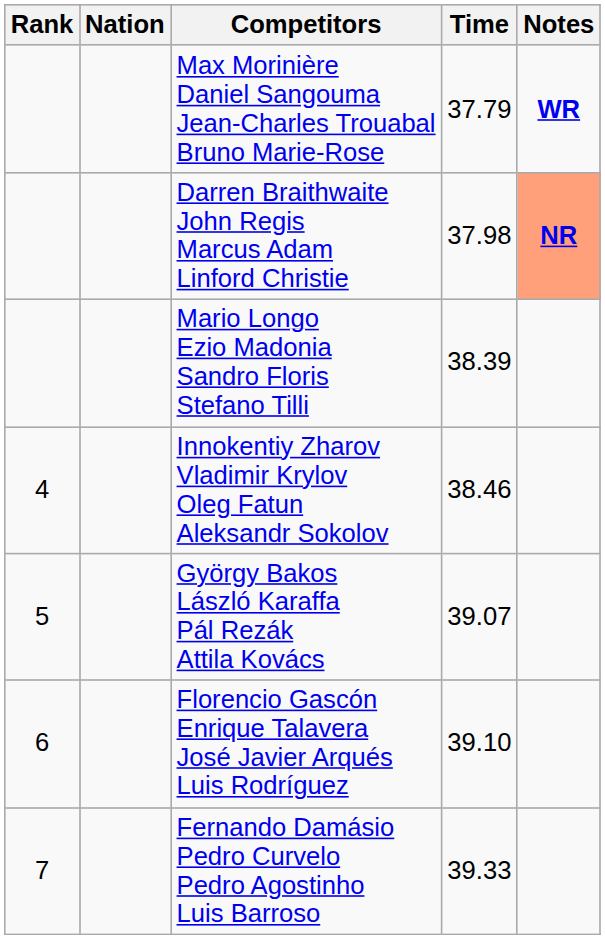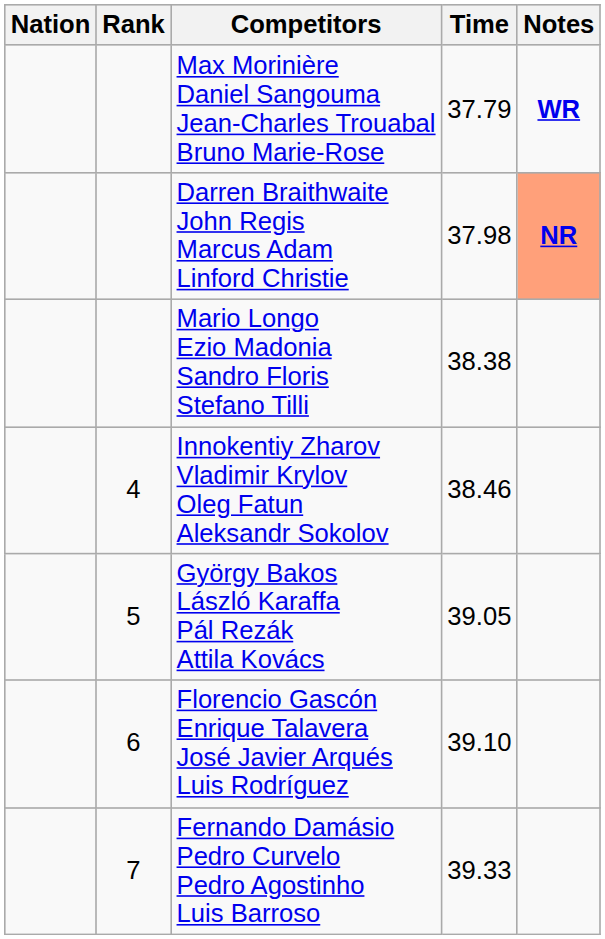columns swapped: (42, 24) <-> (125, 24)
(479, 362) 38.39 -> (479, 362) 38.38
(479, 616) 39.07 -> (479, 616) 39.05
